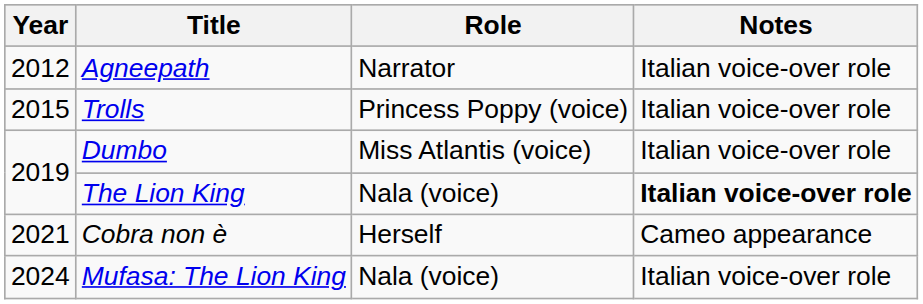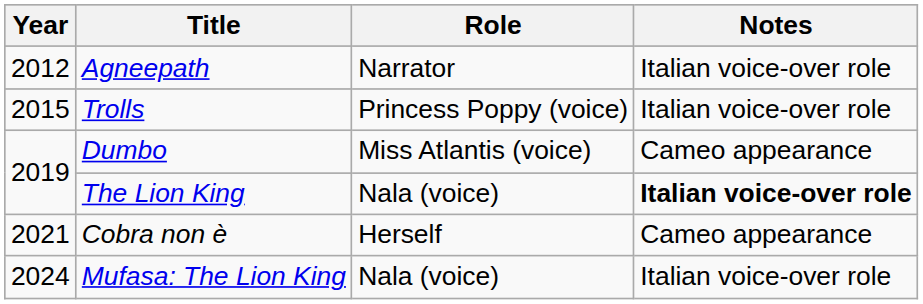(766, 151) Italian voice-over role -> (756, 151) Cameo appearance
